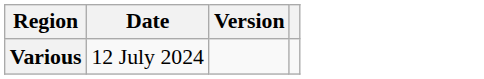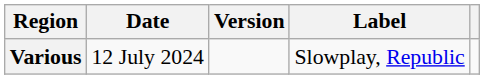+ column: (380, 21)
